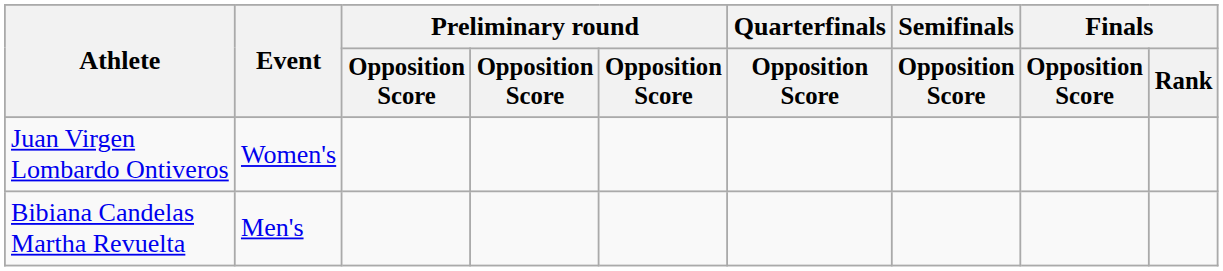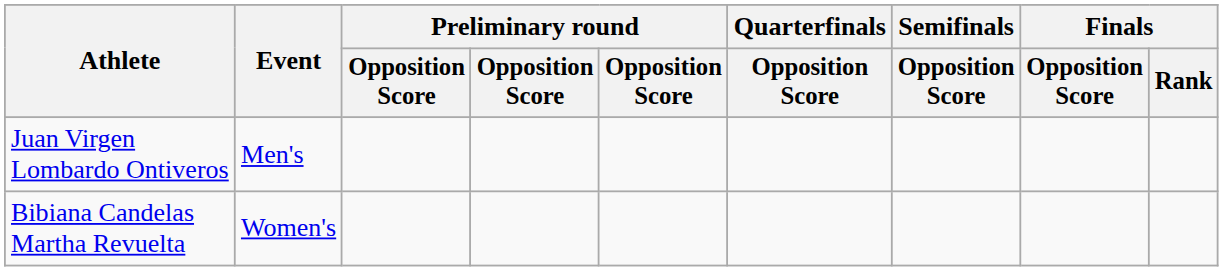(289, 154) Women's -> (272, 154) Men's
(272, 228) Men's -> (289, 228) Women's
